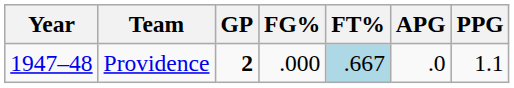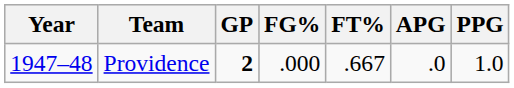(364, 62) lightblue background -> (364, 62) no background
(489, 62) 1.1 -> (489, 62) 1.0
